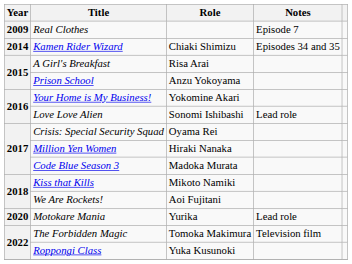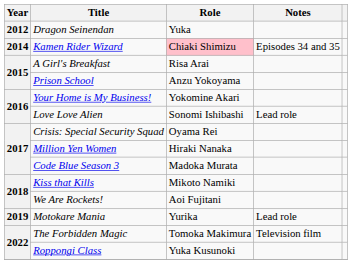- row: (61, 30)
+ row: (74, 30)
(202, 47) no background -> (202, 47) pink background
(18, 217) 2020 -> (18, 217) 2019
